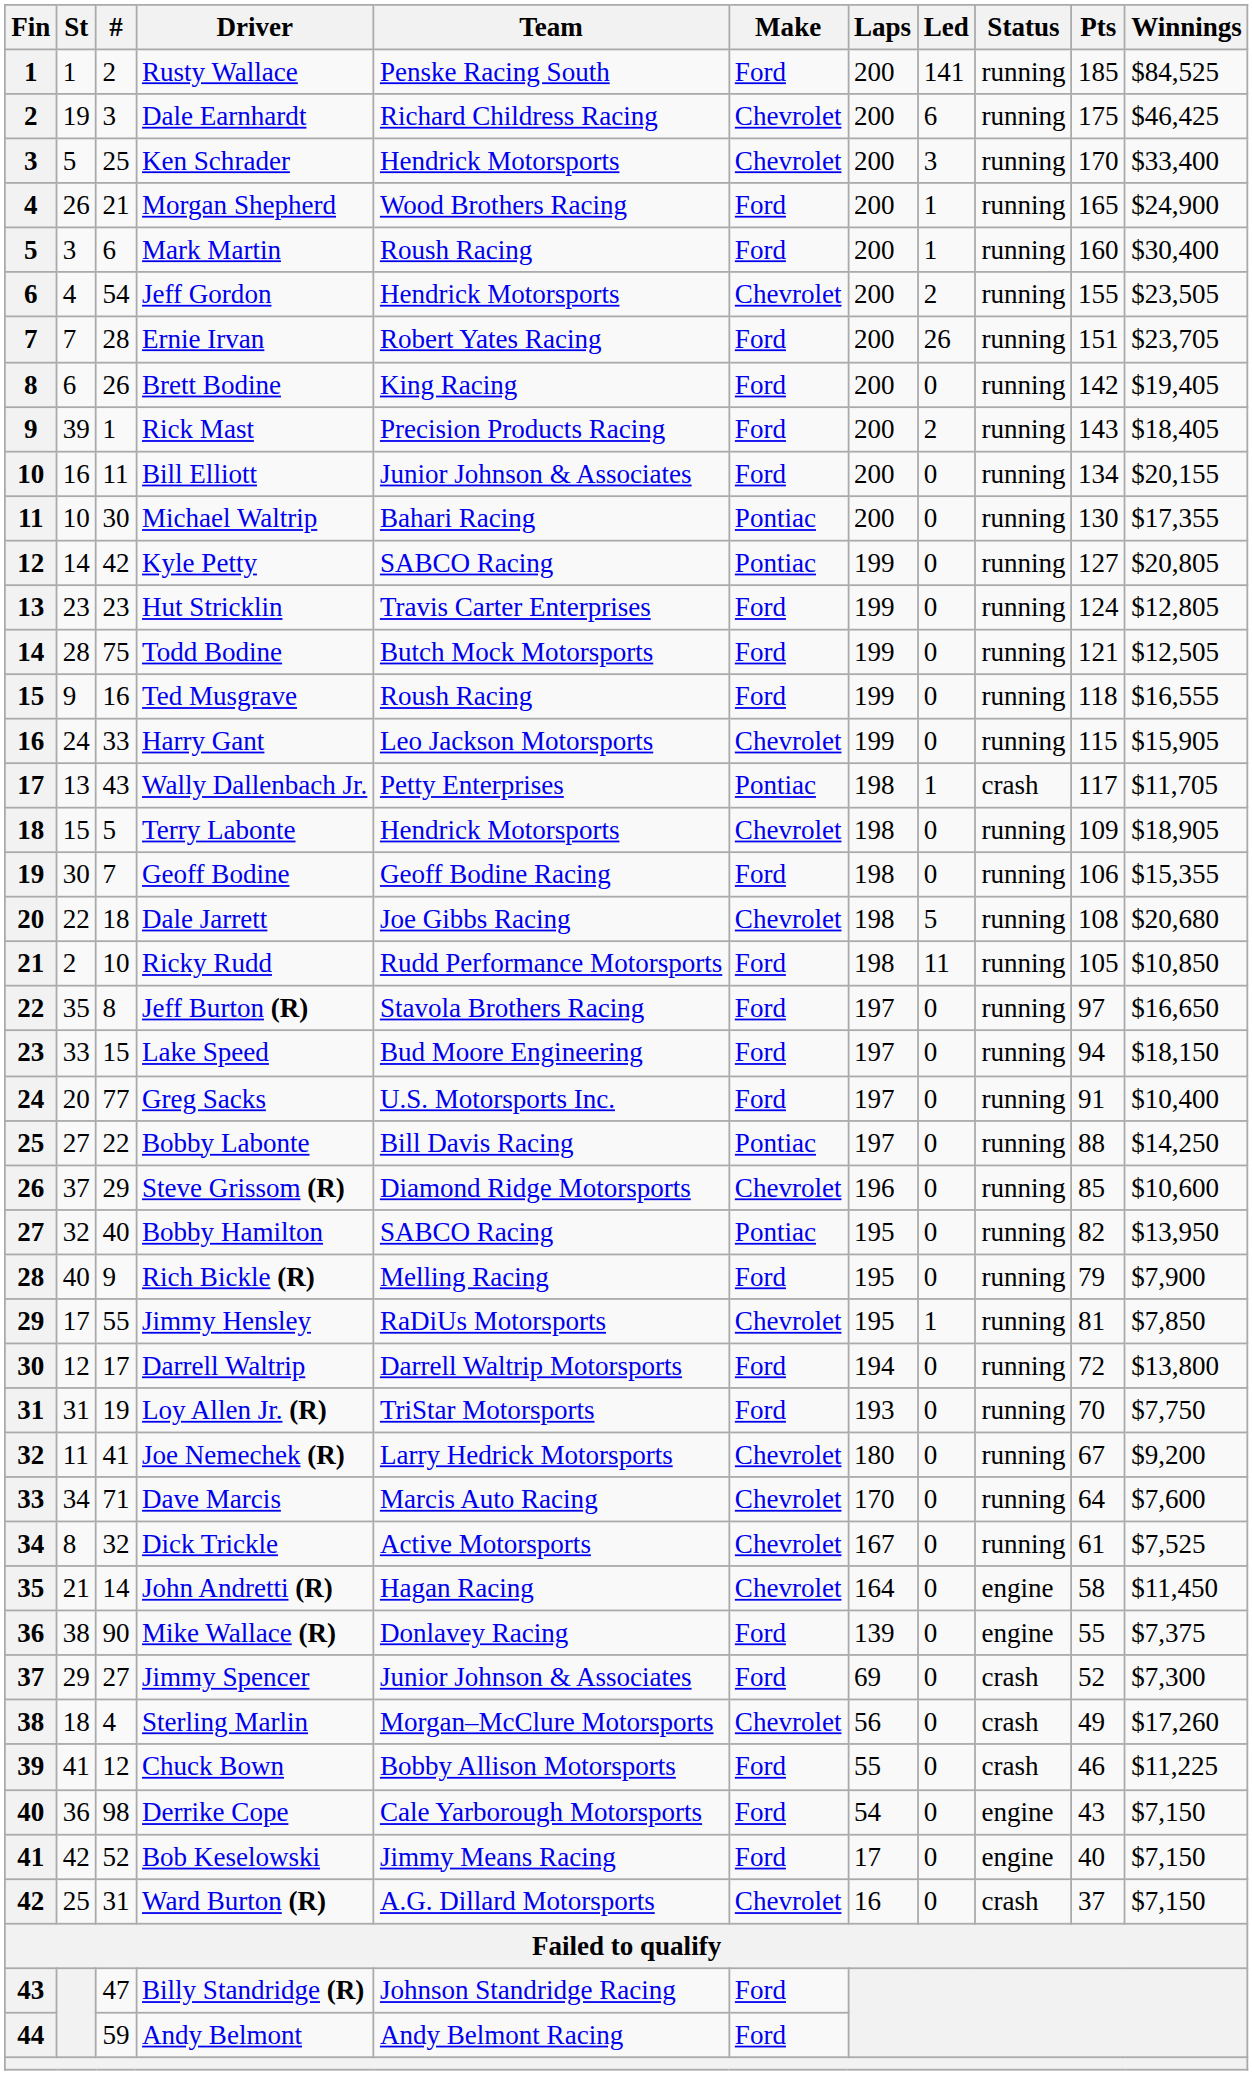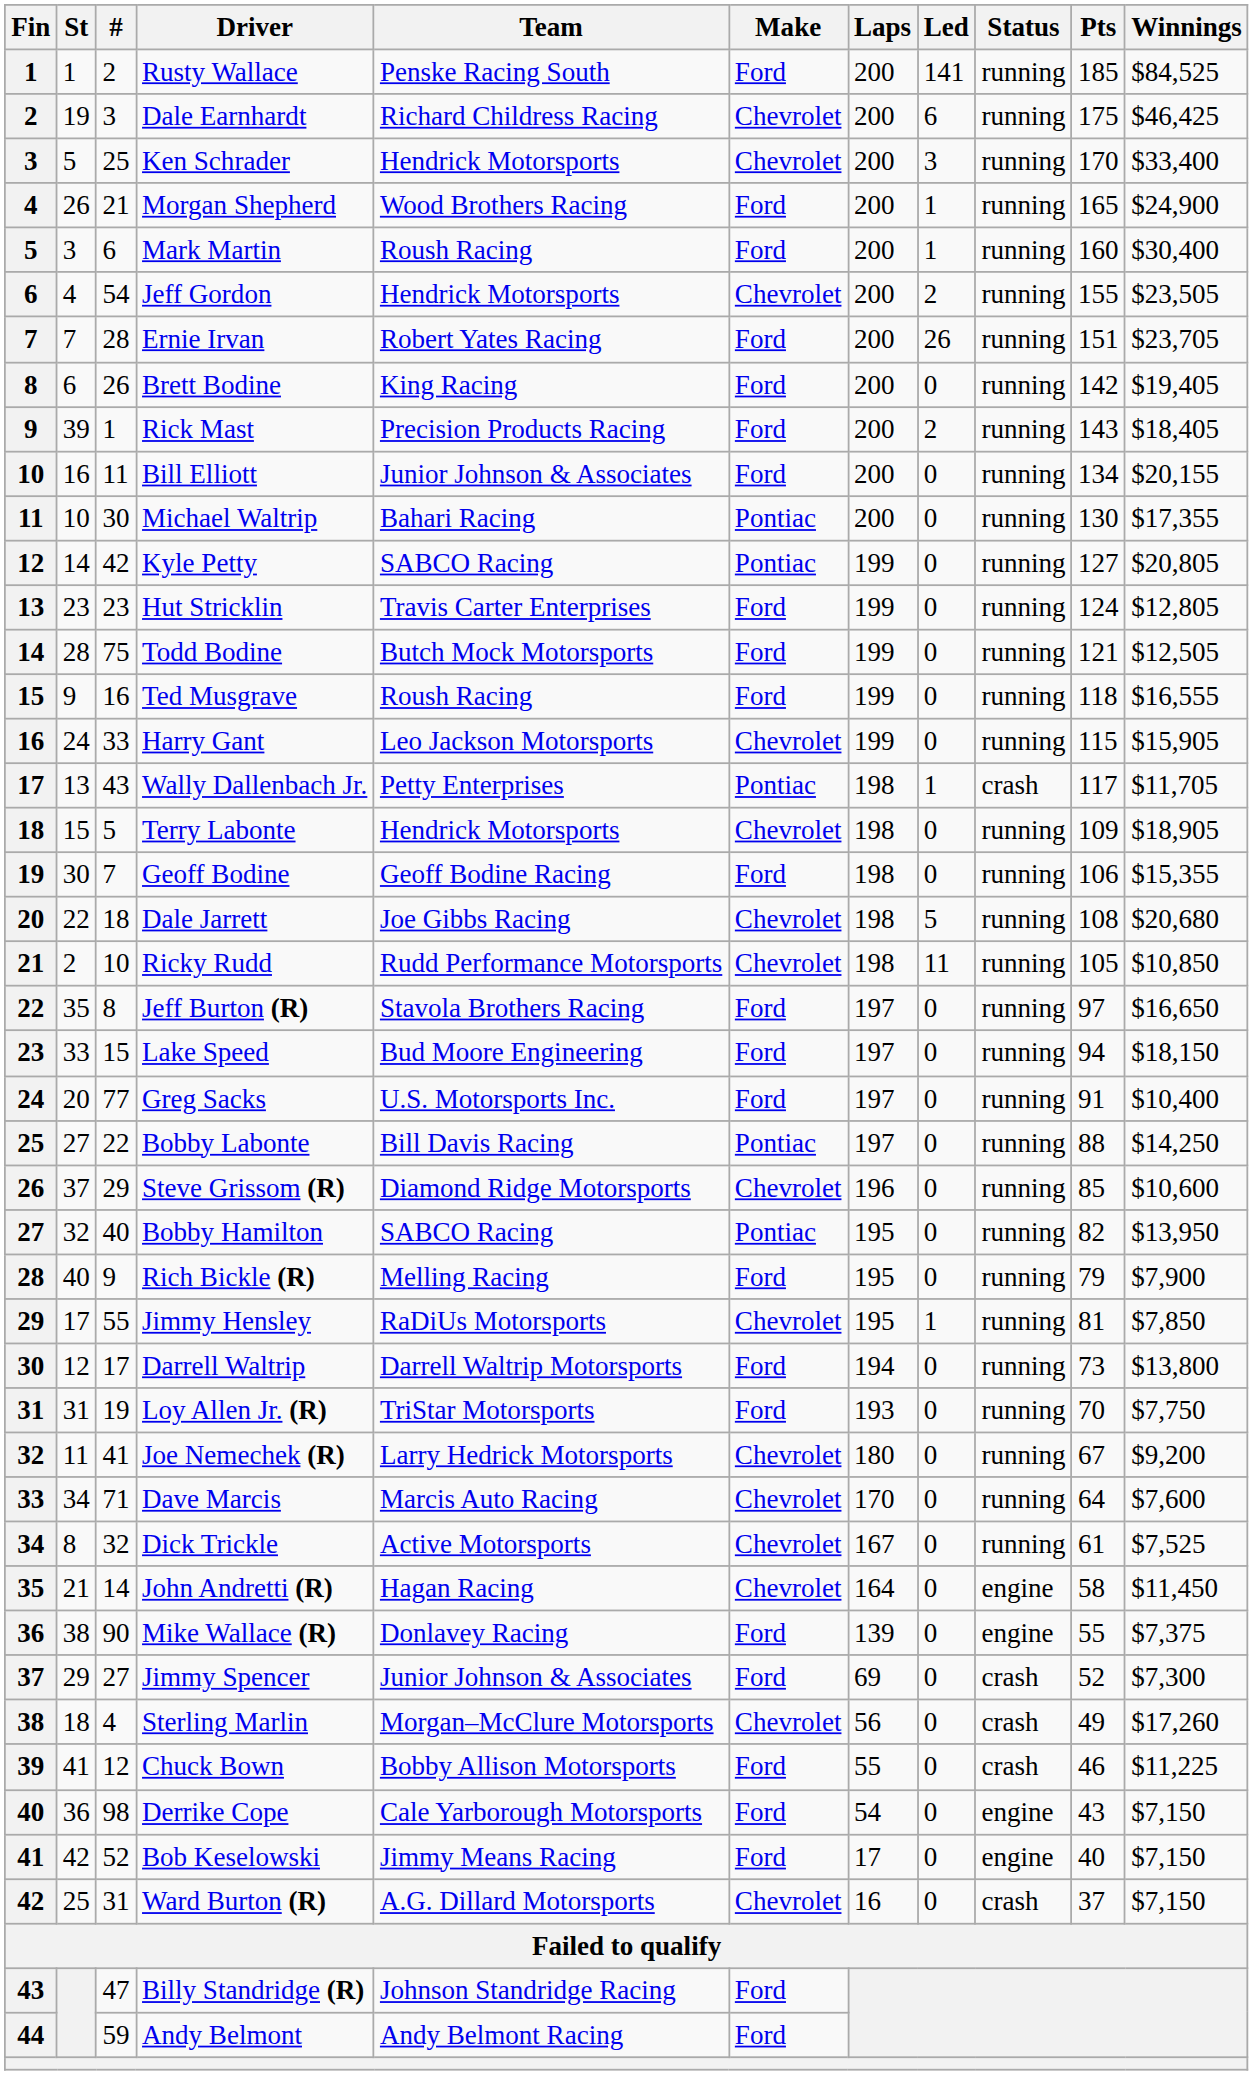(760, 963) Ford -> (788, 963) Chevrolet
(1092, 1365) 72 -> (1092, 1365) 73
